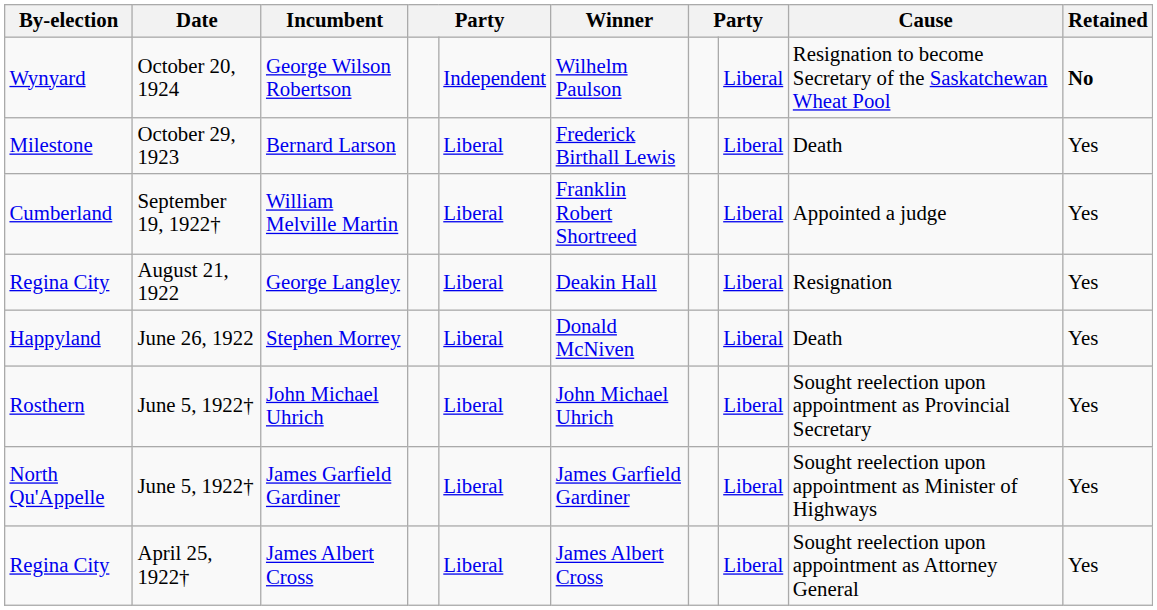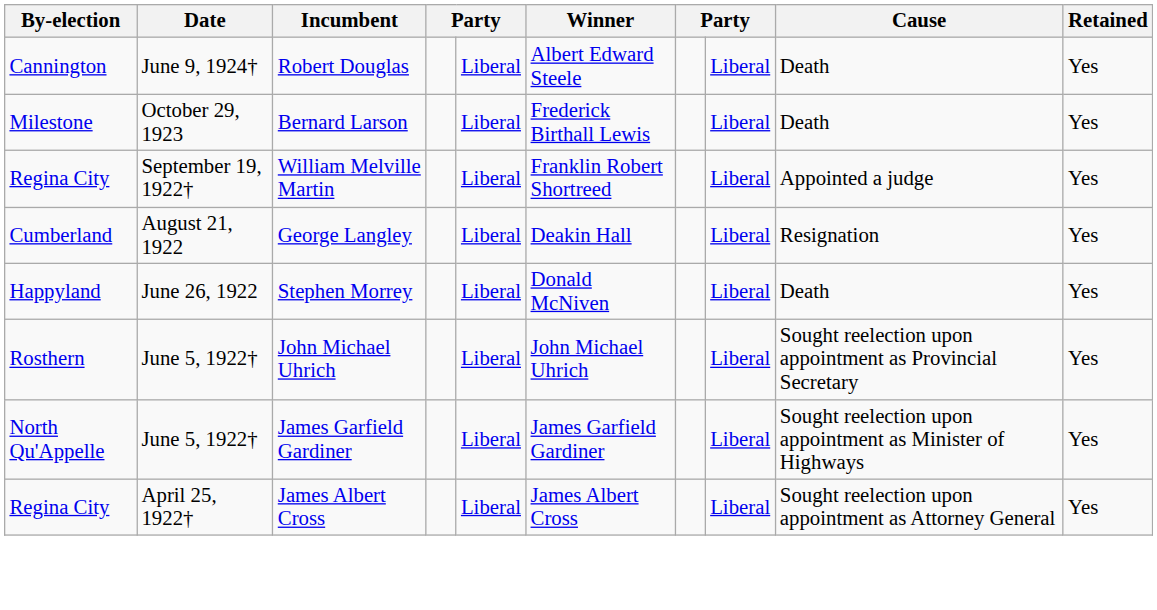- row: (328, 77)
+ row: (343, 65)
(61, 213) Cumberland -> (59, 178) Regina City
(59, 281) Regina City -> (61, 234) Cumberland
